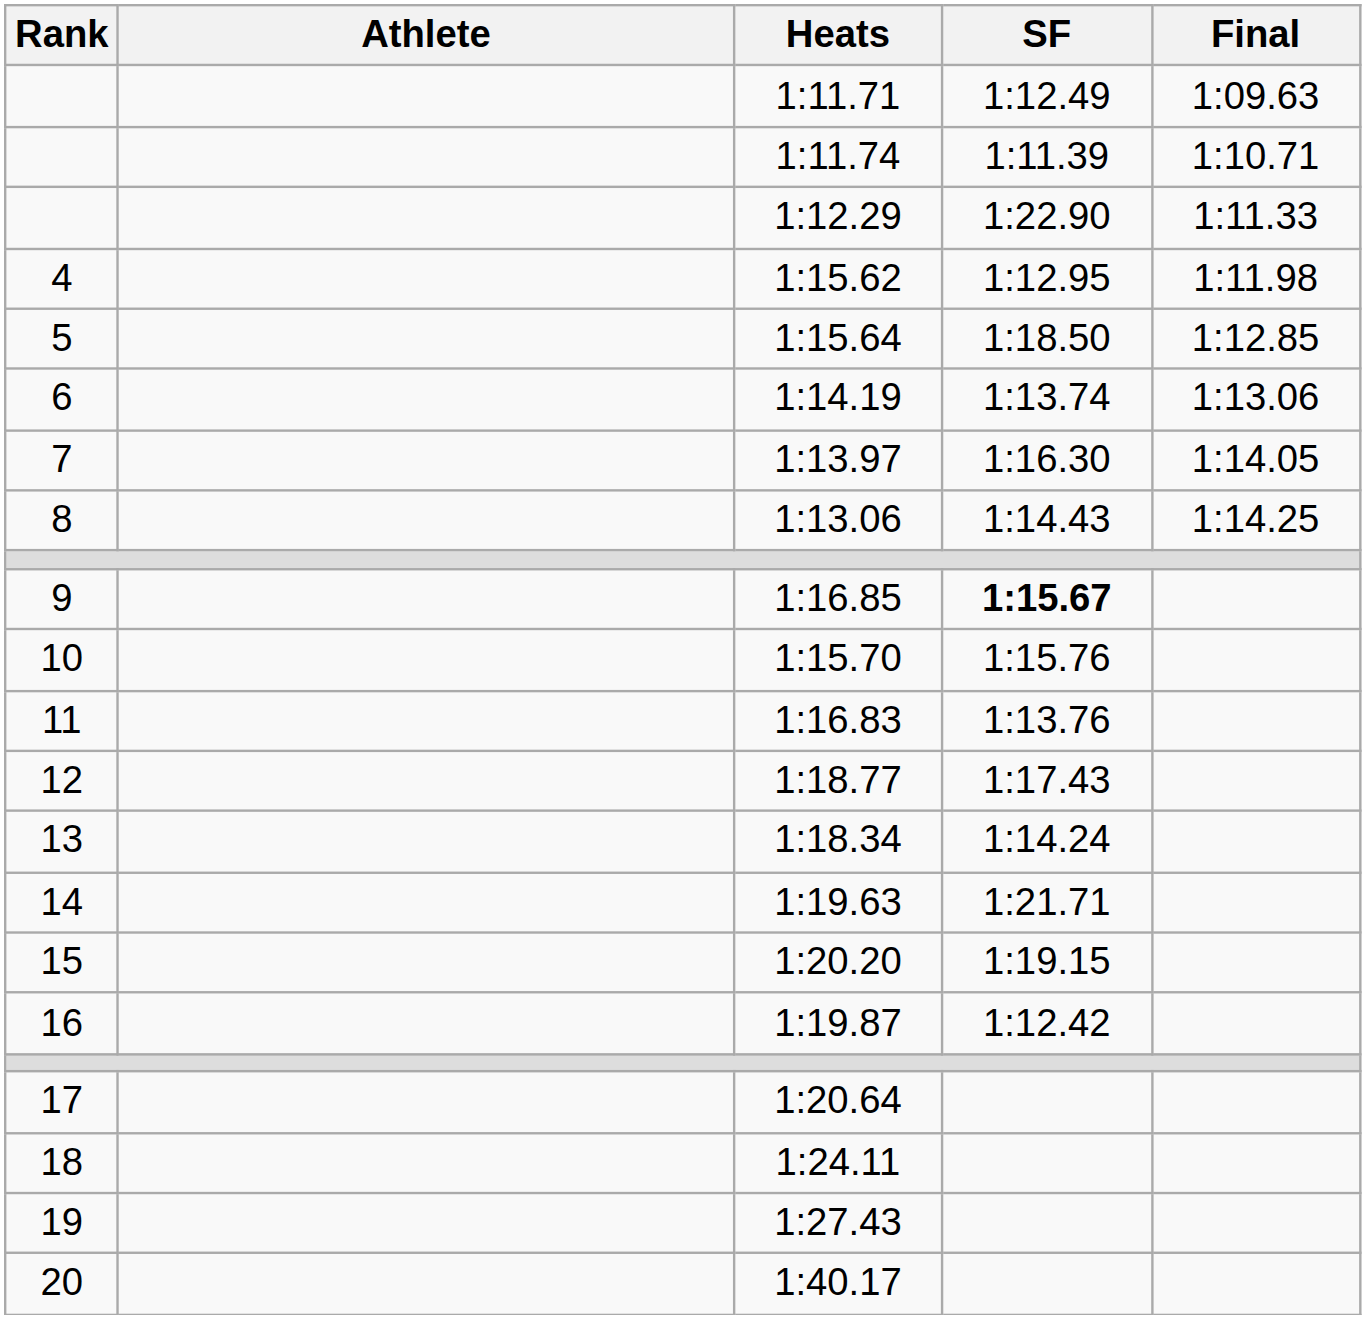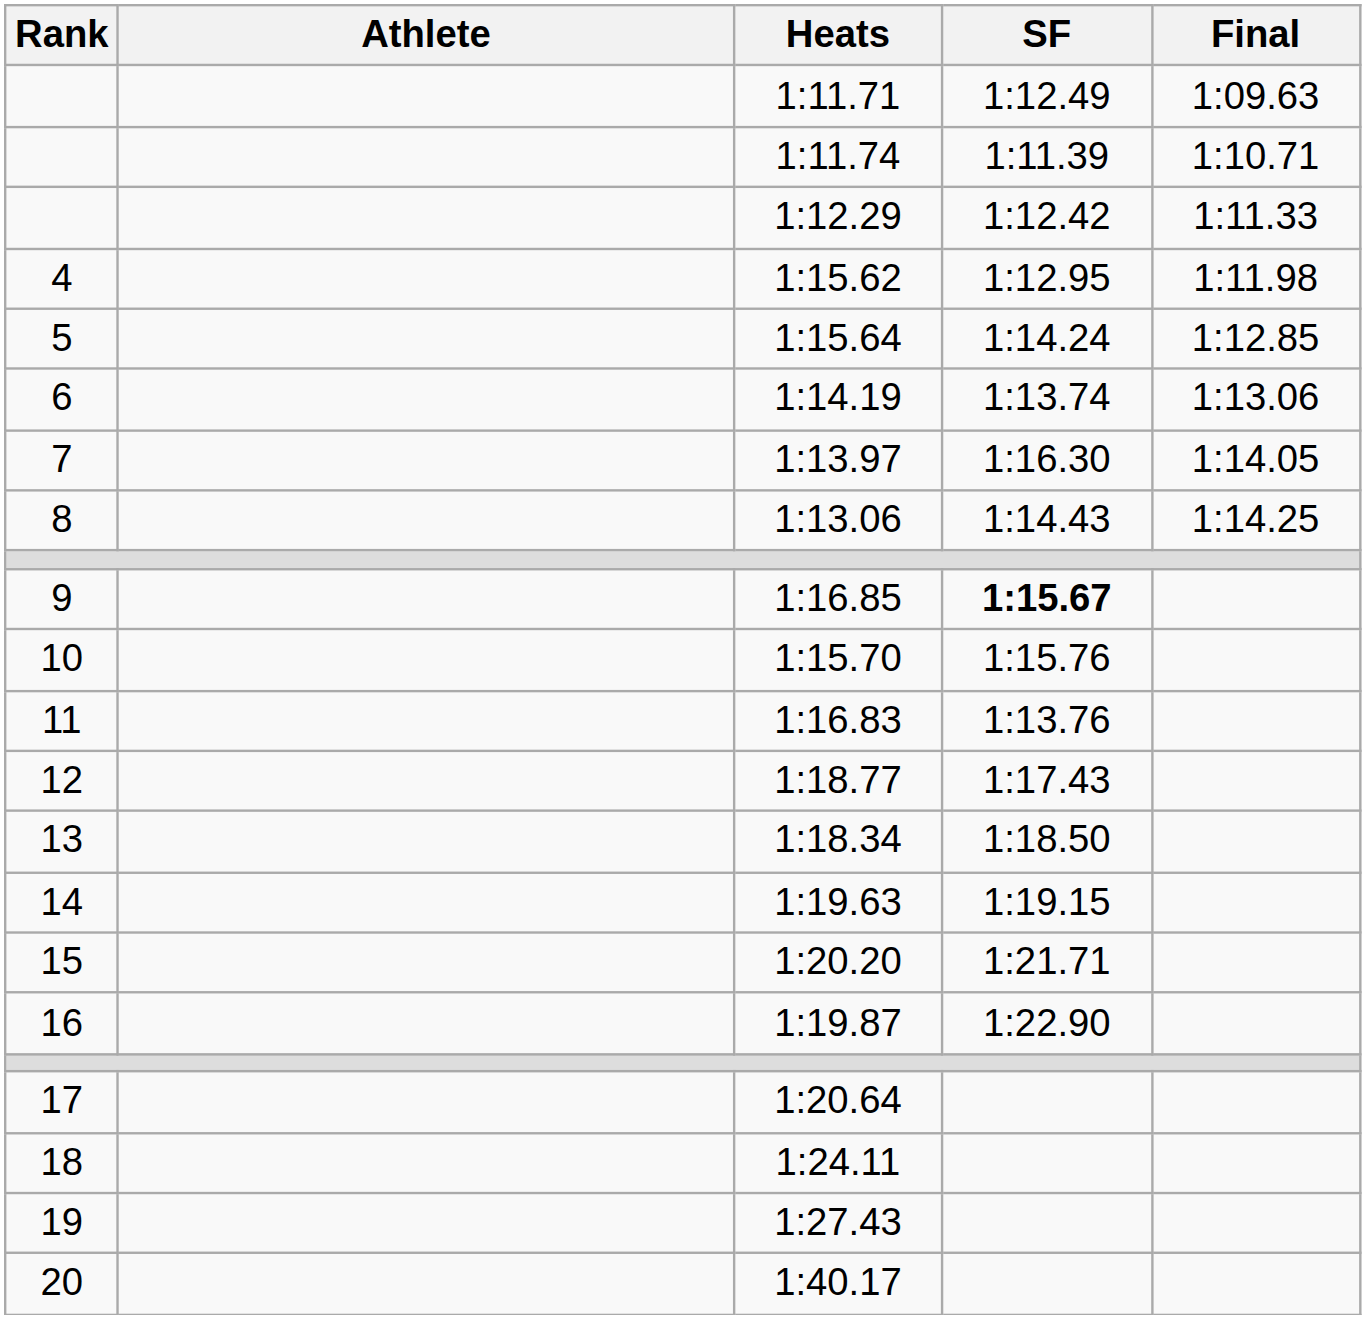(1047, 216) 1:22.90 -> (1047, 216) 1:12.42
(1047, 338) 1:18.50 -> (1047, 338) 1:14.24
(1047, 840) 1:14.24 -> (1047, 840) 1:18.50
(1047, 901) 1:21.71 -> (1047, 901) 1:19.15
(1047, 962) 1:19.15 -> (1047, 962) 1:21.71
(1047, 1022) 1:12.42 -> (1047, 1022) 1:22.90
